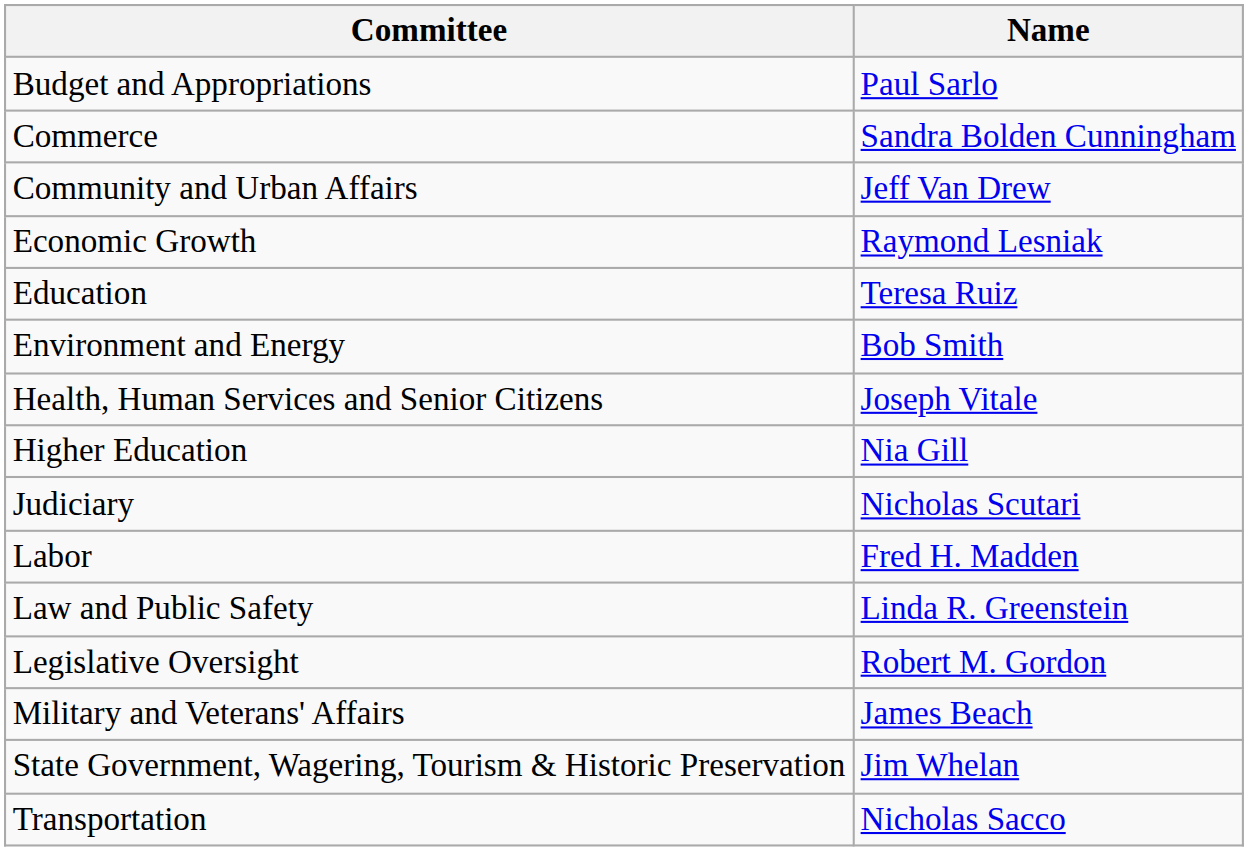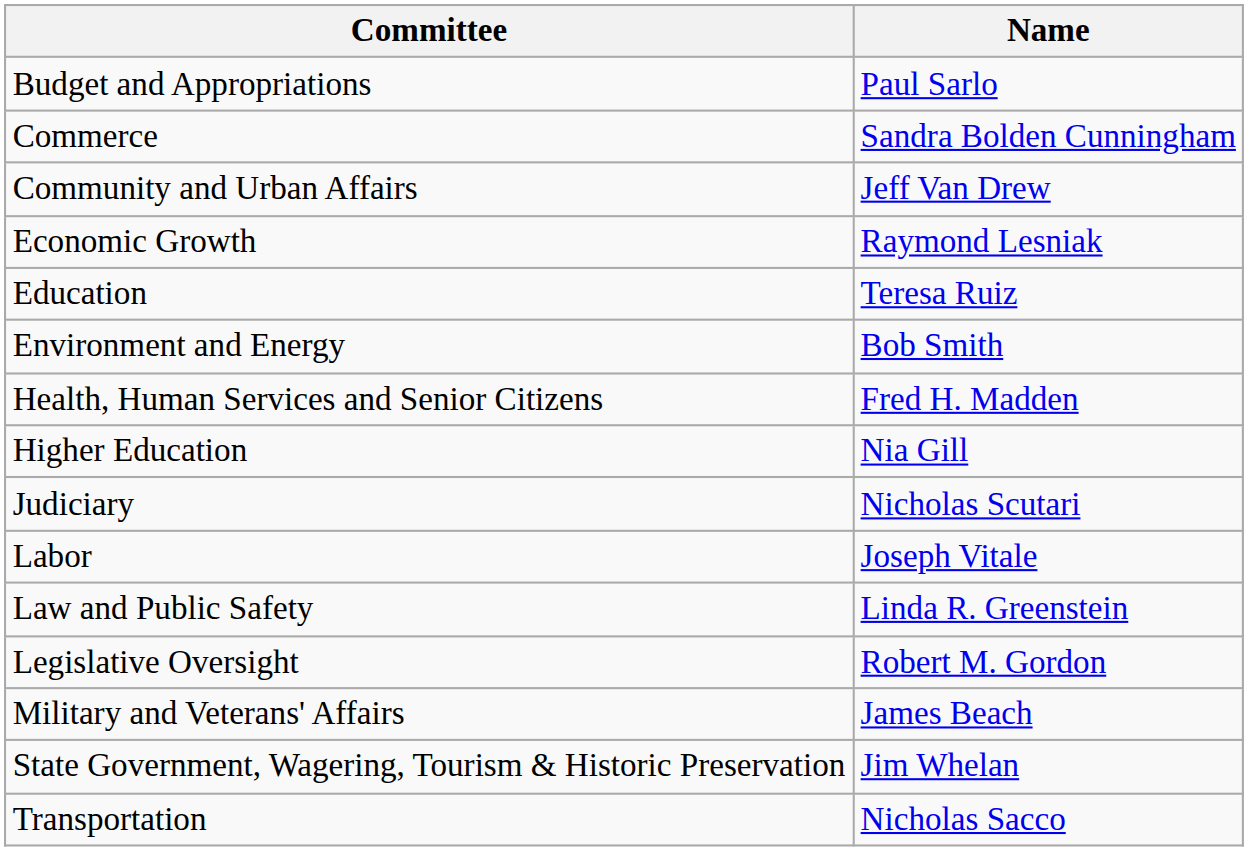(949, 398) Joseph Vitale -> (970, 398) Fred H. Madden
(970, 556) Fred H. Madden -> (949, 556) Joseph Vitale
